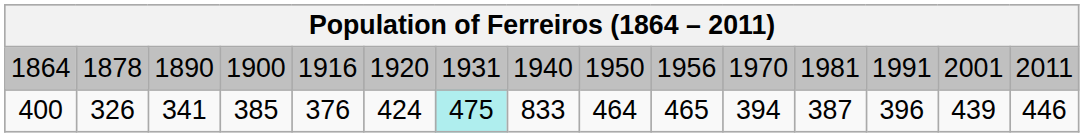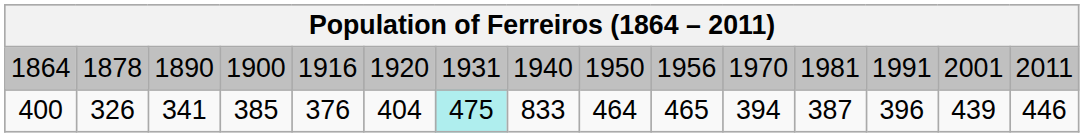(399, 110) 424 -> (399, 110) 404
